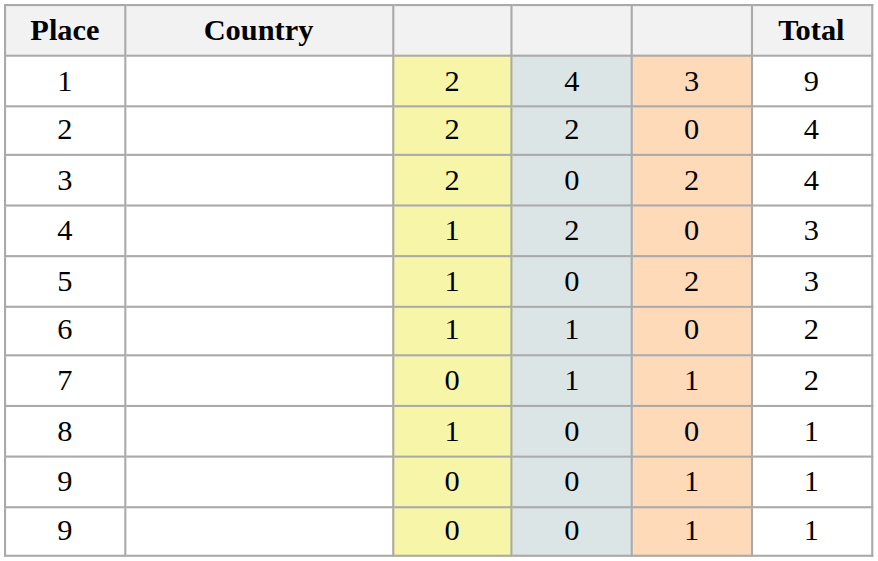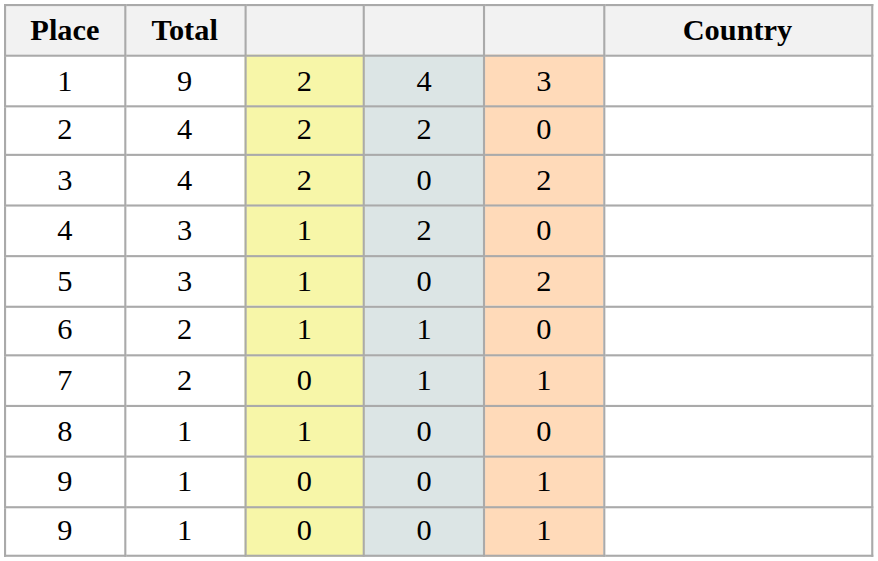columns swapped: (259, 29) <-> (811, 29)
